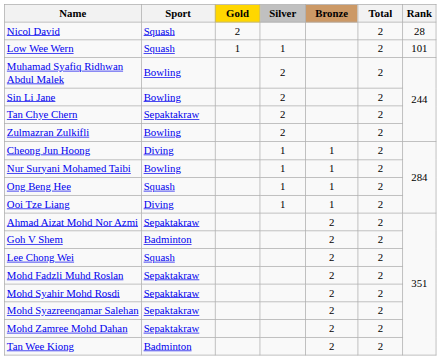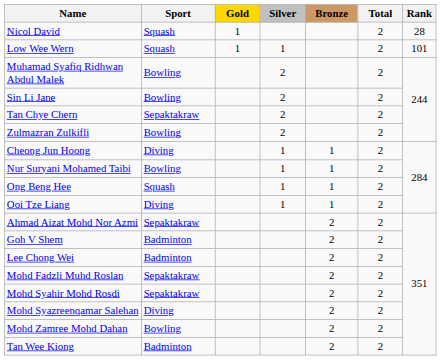(238, 31) 2 -> (238, 31) 1
(159, 257) Squash -> (168, 257) Badminton
(171, 311) Sepaktakraw -> (159, 311) Diving
(171, 328) Sepaktakraw -> (162, 328) Bowling
